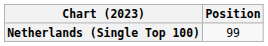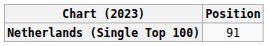(233, 32) 99 -> (233, 32) 91
